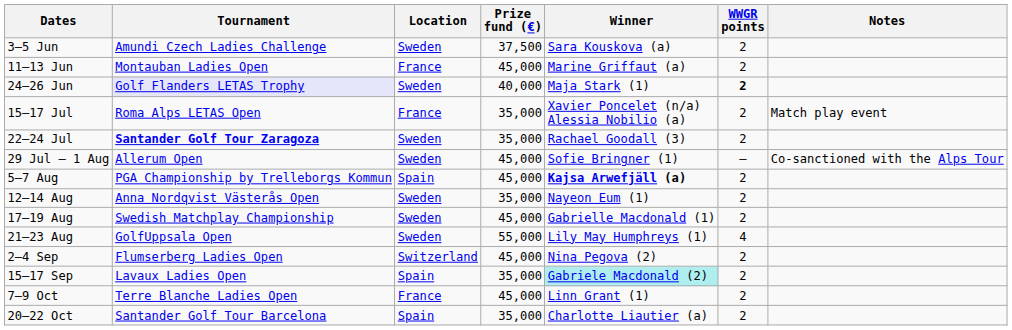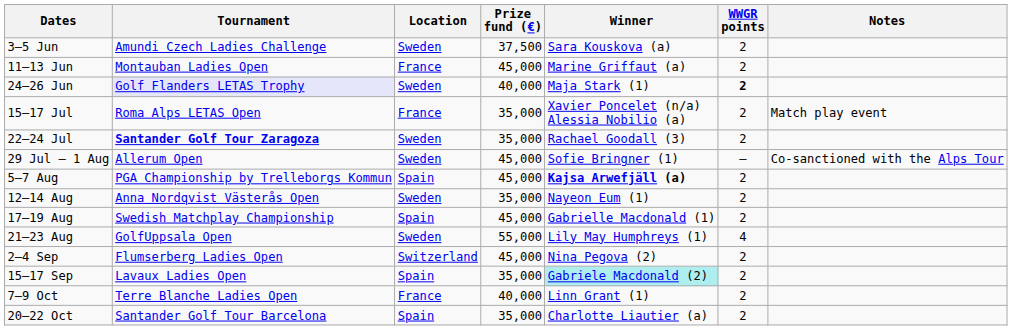(420, 218) Sweden -> (416, 218) Spain
(520, 296) 45,000 -> (520, 296) 40,000
